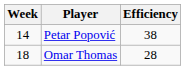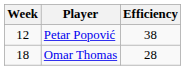(23, 34) 14 -> (23, 34) 12
